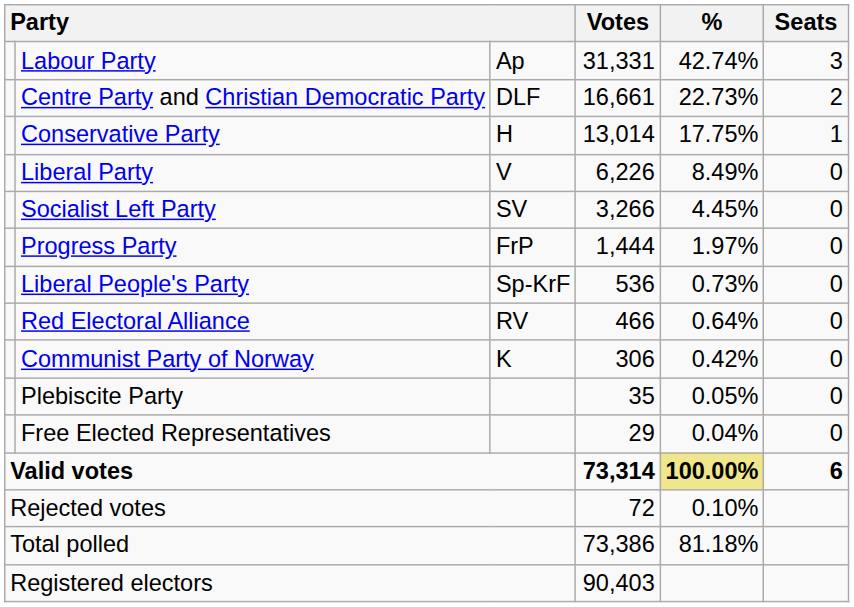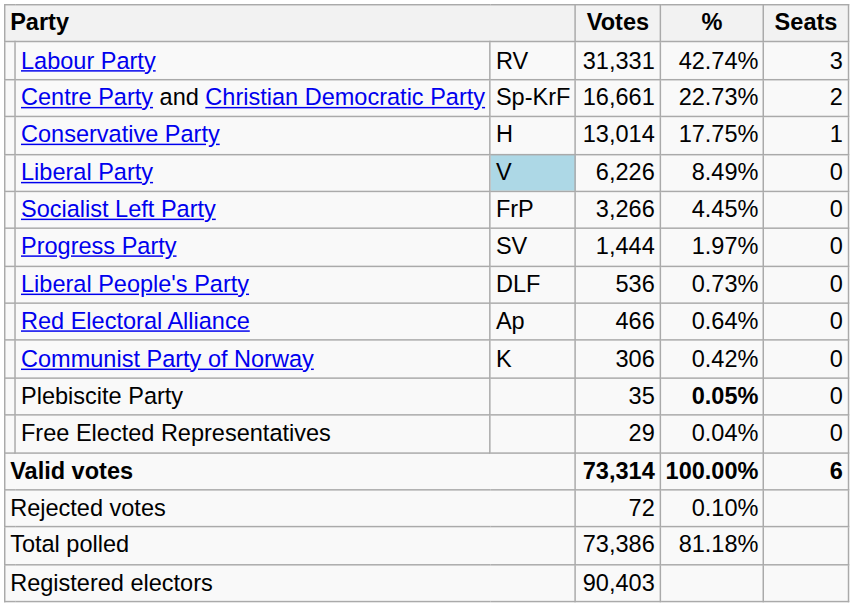(510, 60) Ap -> (512, 60) RV
(518, 97) DLF -> (533, 97) Sp-KrF
(504, 172) no background -> (504, 172) lightblue background
(512, 209) SV -> (515, 209) FrP
(515, 246) FrP -> (512, 246) SV
(533, 284) Sp-KrF -> (518, 284) DLF
(512, 321) RV -> (510, 321) Ap
(725, 396) normal -> (725, 396) bold
(712, 470) khaki background -> (712, 470) no background
